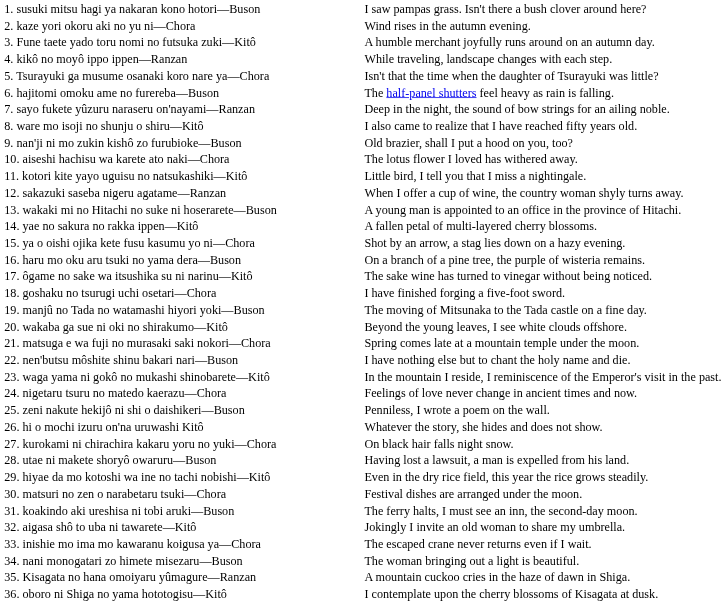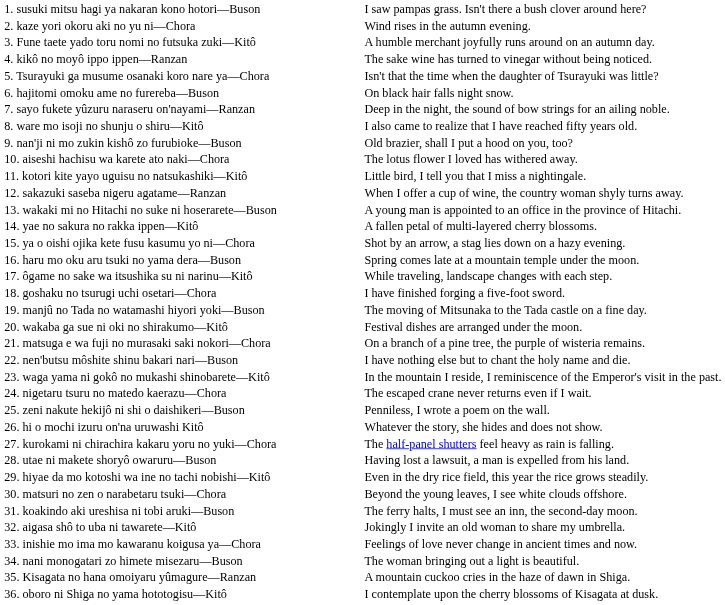(488, 59) While traveling, landscape changes with each step. -> (508, 59) The sake wine has turned to vinegar without being noticed.
(489, 92) The half-panel shutters feel heavy as rain is falling. -> (439, 92) On black hair falls night snow.
(505, 260) On a branch of a pine tree, the purple of wisteria remains. -> (502, 260) Spring comes late at a mountain temple under the moon.
(508, 276) The sake wine has turned to vinegar without being noticed. -> (488, 276) While traveling, landscape changes with each step.
(496, 326) Beyond the young leaves, I see white clouds offshore. -> (473, 326) Festival dishes are arranged under the moon.
(502, 343) Spring comes late at a mountain temple under the moon. -> (505, 343) On a branch of a pine tree, the purple of wisteria remains.
(501, 393) Feelings of love never change in ancient times and now. -> (478, 393) The escaped crane never returns even if I wait.
(439, 443) On black hair falls night snow. -> (489, 443) The half-panel shutters feel heavy as rain is falling.
(473, 494) Festival dishes are arranged under the moon. -> (496, 494) Beyond the young leaves, I see white clouds offshore.
(478, 544) The escaped crane never returns even if I wait. -> (501, 544) Feelings of love never change in ancient times and now.
